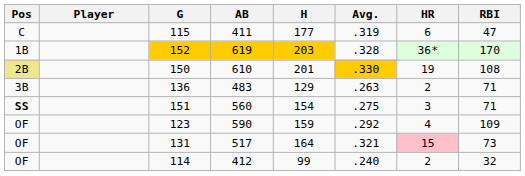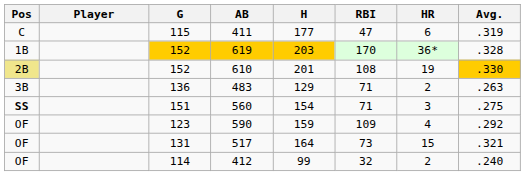columns swapped: (366, 14) <-> (490, 14)
(180, 69) 150 -> (180, 69) 152
(428, 143) pink background -> (428, 143) no background
